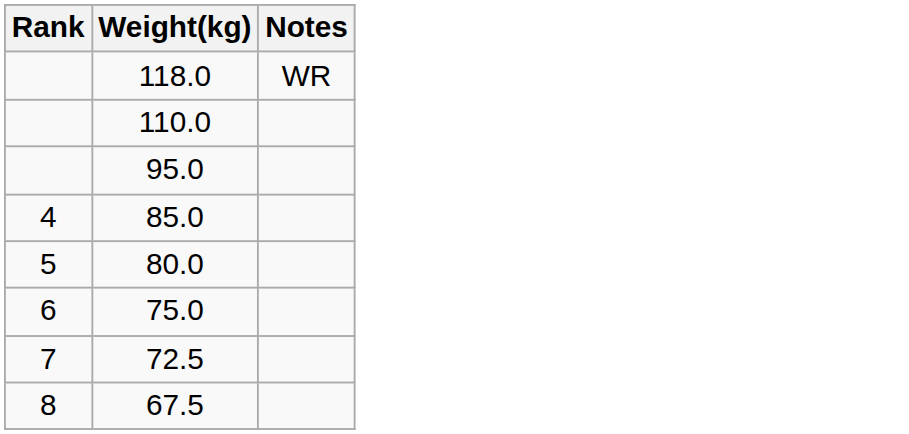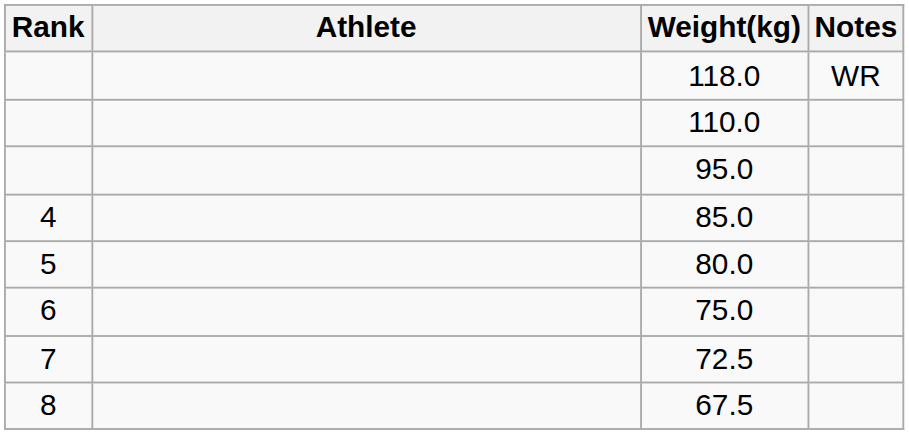+ column: (366, 28)
